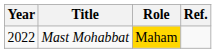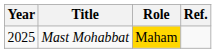(21, 37) 2022 -> (21, 37) 2025
